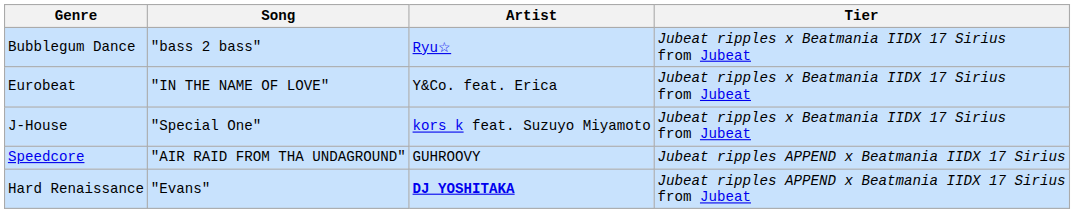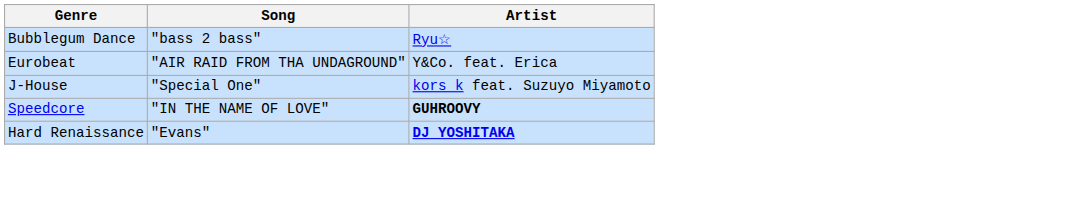- column: (862, 16)
(240, 87) "IN THE NAME OF LOVE" -> (278, 63) "AIR RAID FROM THA UNDAGROUND"
(278, 158) "AIR RAID FROM THA UNDAGROUND" -> (240, 110) "IN THE NAME OF LOVE"
(447, 158) normal -> (447, 110) bold
